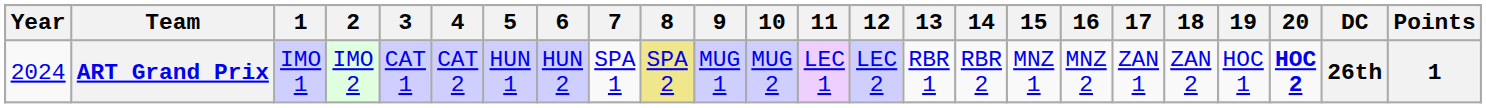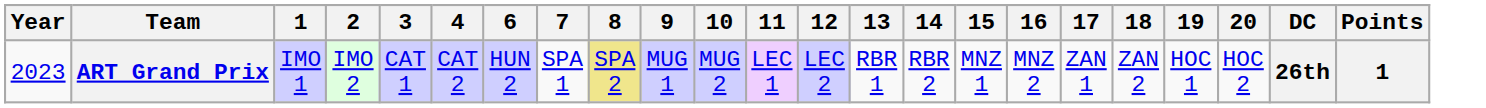- column: (510, 23)
(38, 72) 2024 -> (38, 72) 2023
(1296, 72) bold -> (1243, 72) normal
